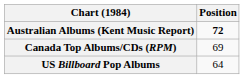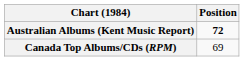- row: (101, 64)
